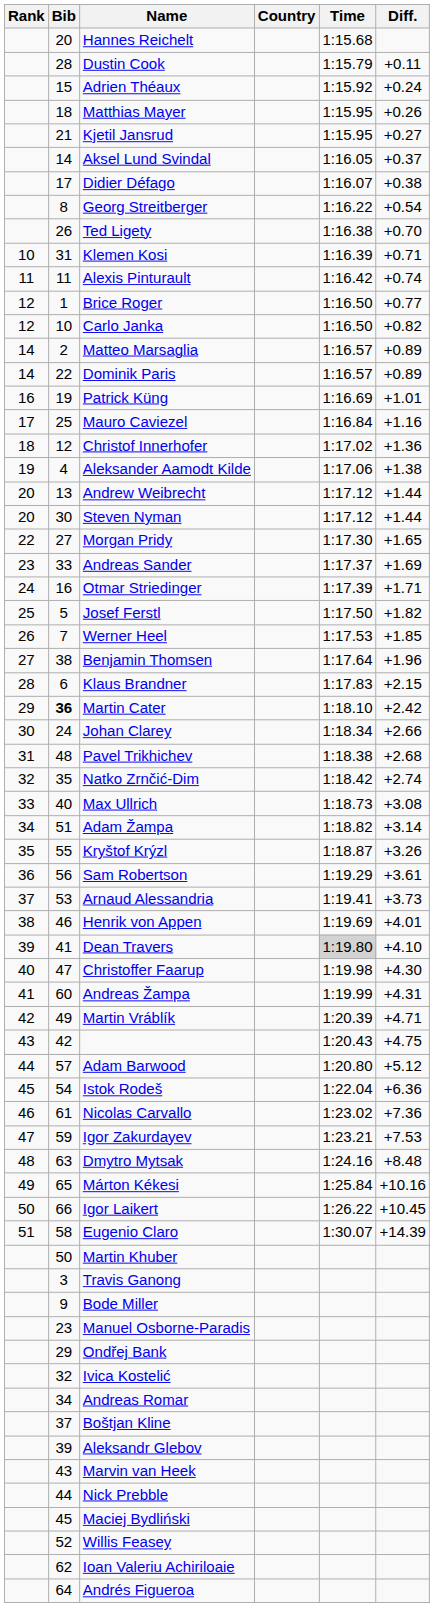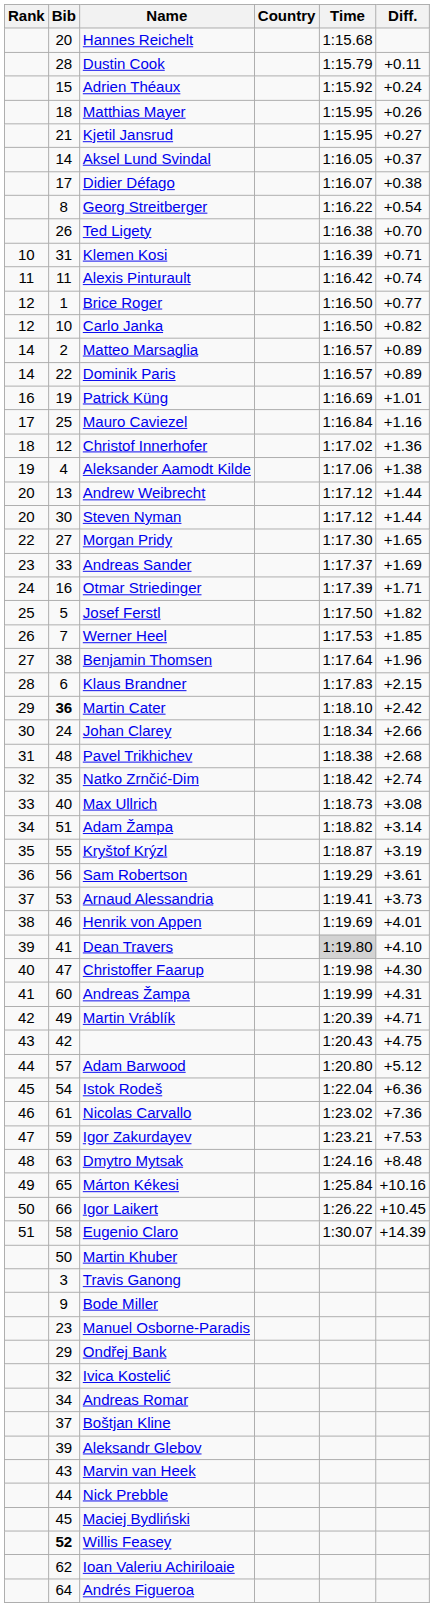(403, 851) +3.26 -> (403, 851) +3.19
(64, 1542) normal -> (64, 1542) bold
